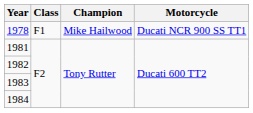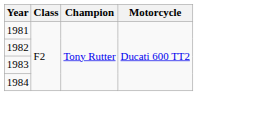- row: (18, 30)
